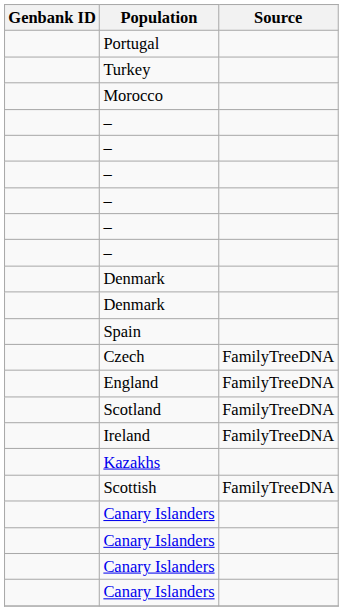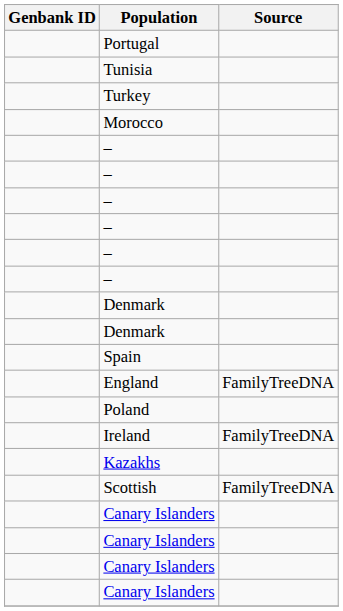+ row: (128, 69)
- row: (124, 357)
+ row: (126, 409)
- row: (132, 409)
